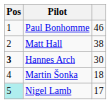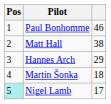(9, 59) bold -> (9, 59) normal
(99, 59) 30 -> (99, 59) 29
